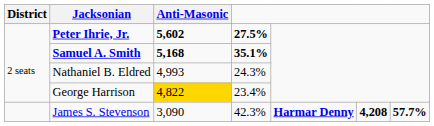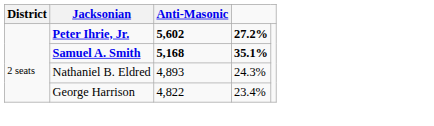(251, 33) 27.5% -> (251, 33) 27.2%
(170, 72) 4,993 -> (170, 72) 4,893
(170, 92) gold background -> (170, 92) no background
- row: (101, 111)
